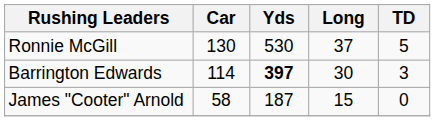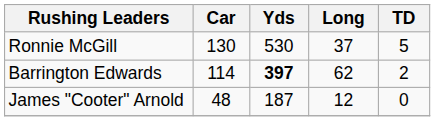(343, 73) 30 -> (343, 73) 62
(404, 73) 3 -> (404, 73) 2
(221, 101) 58 -> (221, 101) 48
(343, 101) 15 -> (343, 101) 12
